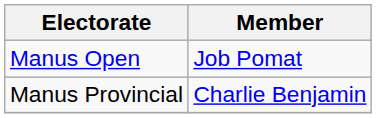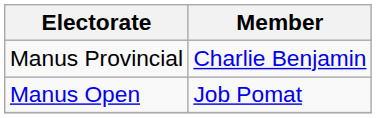rows swapped: (96, 94) <-> (75, 58)
